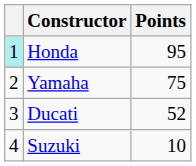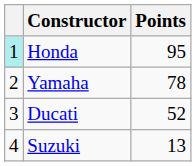(176, 83) 75 -> (176, 83) 78
(176, 145) 10 -> (176, 145) 13
